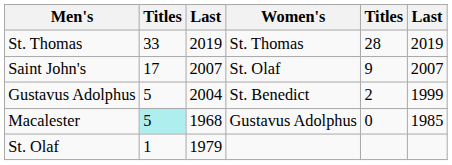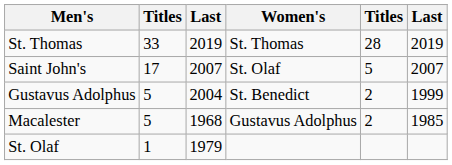(369, 69) 9 -> (369, 69) 5
(147, 120) paleturquoise background -> (147, 120) no background
(369, 120) 0 -> (369, 120) 2
